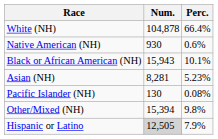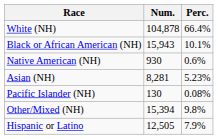rows swapped: (74, 61) <-> (54, 45)
(160, 126) lightgrey background -> (160, 126) no background
